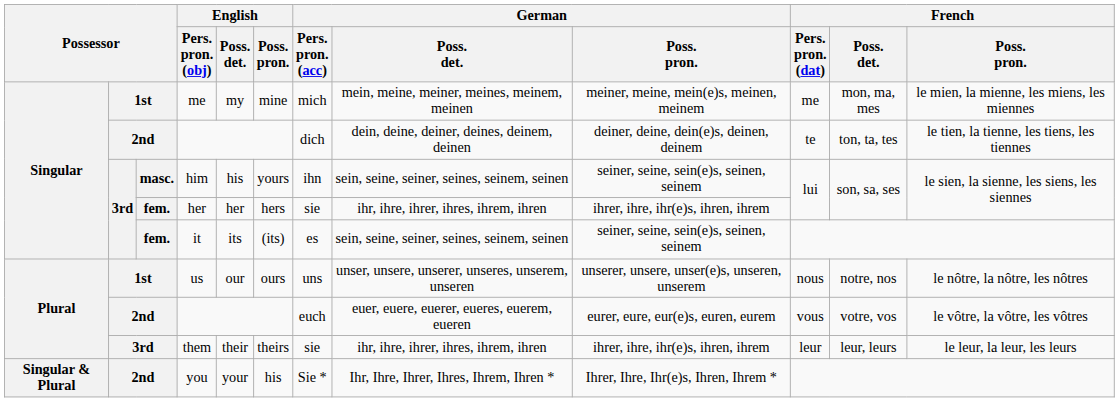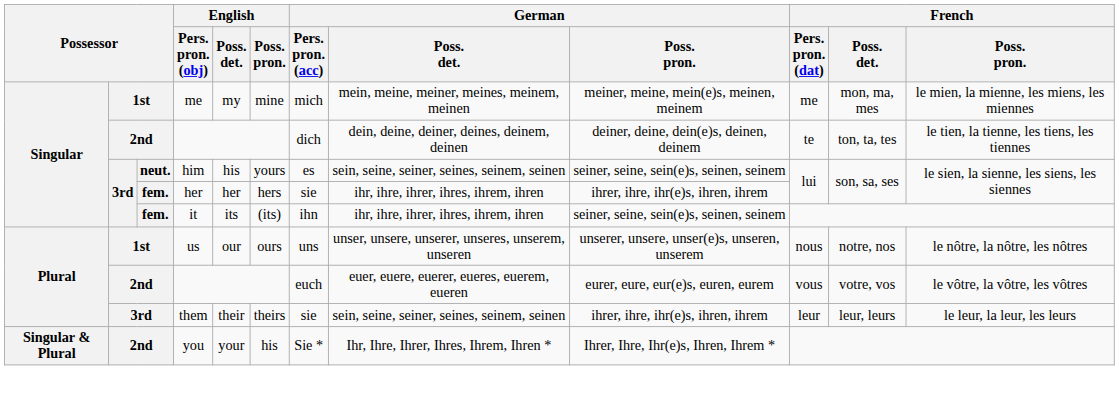(157, 178) masc. -> (155, 170) neut.
(312, 178) ihn -> (309, 170) es
(312, 239) es -> (309, 215) ihn
(452, 239) sein, seine, seiner, seines, seinem, seinen -> (449, 215) ihr, ihre, ihrer, ihres, ihrem, ihren
(452, 347) ihr, ihre, ihrer, ihres, ihrem, ihren -> (449, 315) sein, seine, seiner, seines, seinem, seinen
